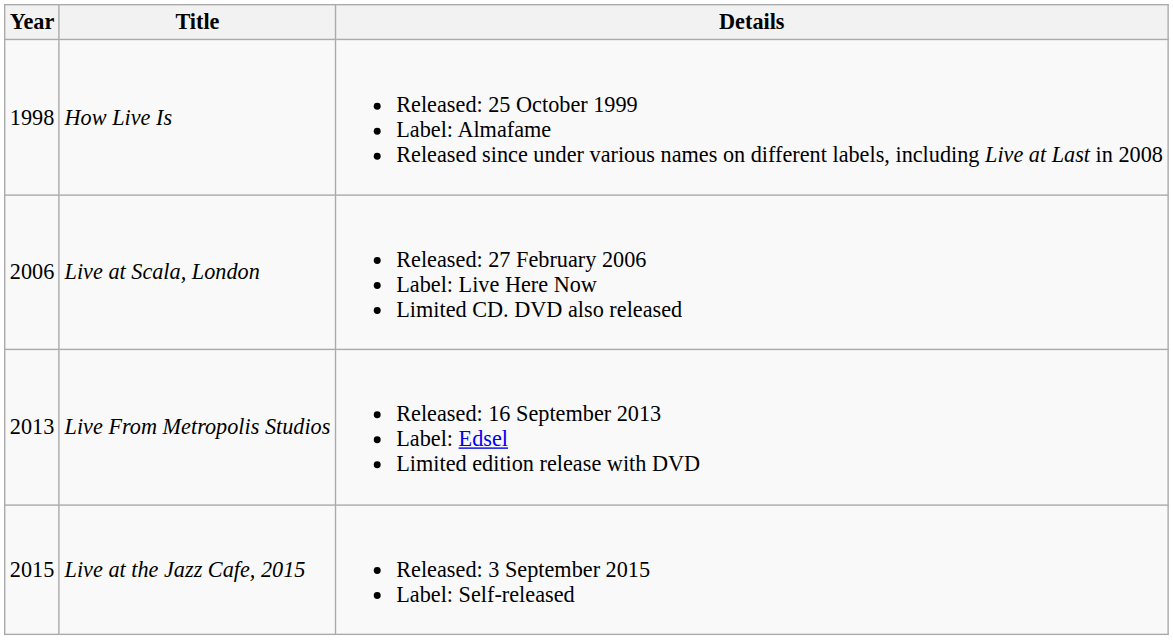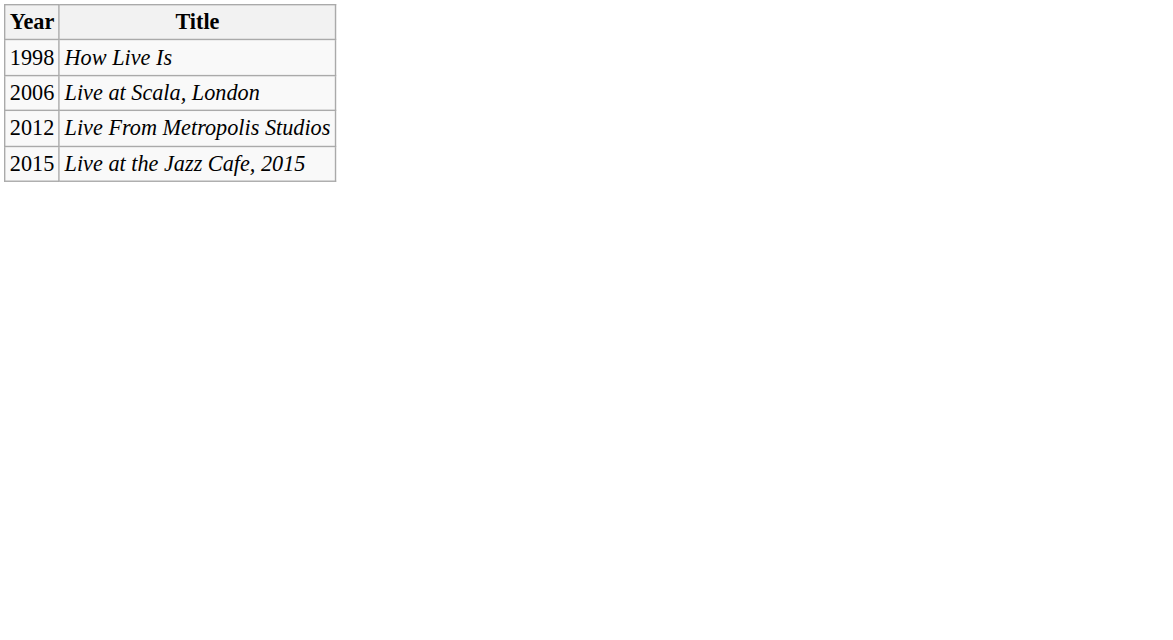- column: (752, 22)
(32, 426) 2013 -> (32, 127) 2012
